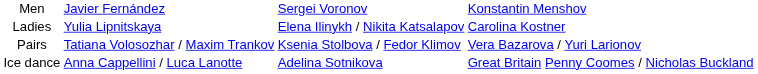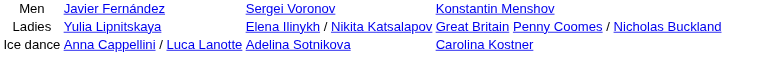(517, 26) Carolina Kostner -> (579, 26) Great Britain Penny Coomes / Nicholas Buckland
- row: (32, 45)
(611, 63) Great Britain Penny Coomes / Nicholas Buckland -> (484, 45) Carolina Kostner
